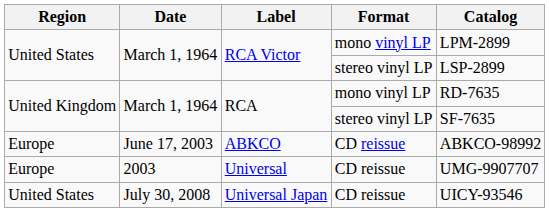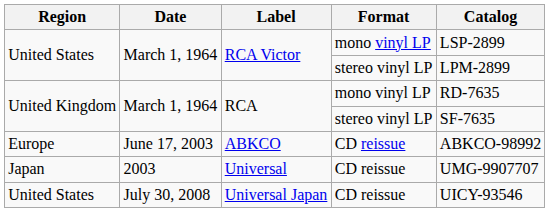(475, 42) LPM-2899 -> (472, 42) LSP-2899
(472, 67) LSP-2899 -> (475, 67) LPM-2899
(31, 169) Europe -> (26, 169) Japan
